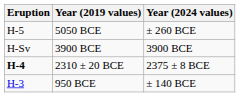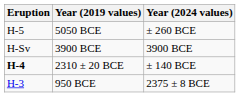(178, 65) 2375 ± 8 BCE -> (171, 65) ± 140 BCE
(171, 83) ± 140 BCE -> (178, 83) 2375 ± 8 BCE
